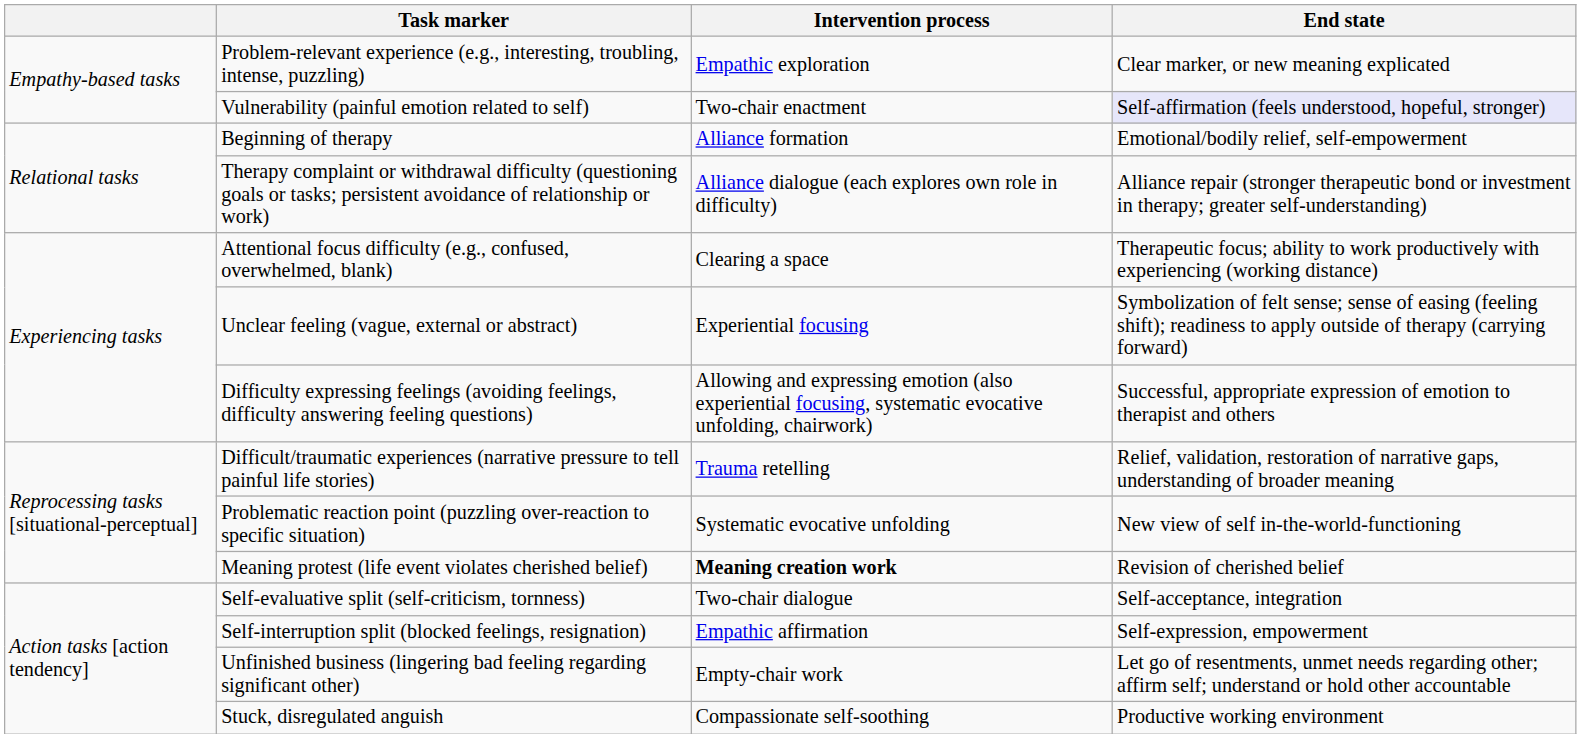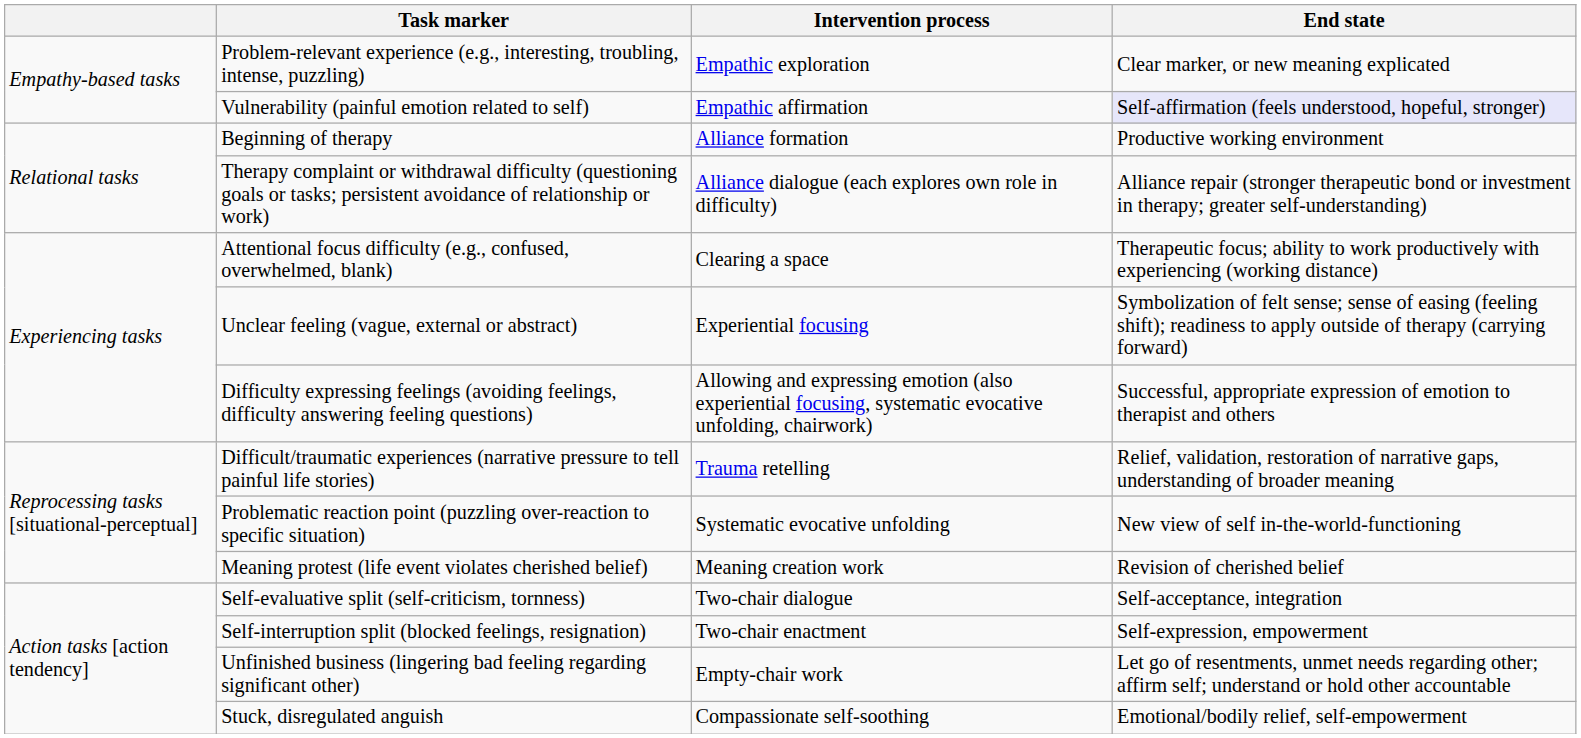(781, 107) Two-chair enactment -> (782, 107) Empathic affirmation
(1292, 139) Emotional/bodily relief, self-empowerment -> (1250, 139) Productive working environment
(796, 567) bold -> (790, 567) normal
(782, 630) Empathic affirmation -> (781, 630) Two-chair enactment
(1250, 717) Productive working environment -> (1292, 717) Emotional/bodily relief, self-empowerment
